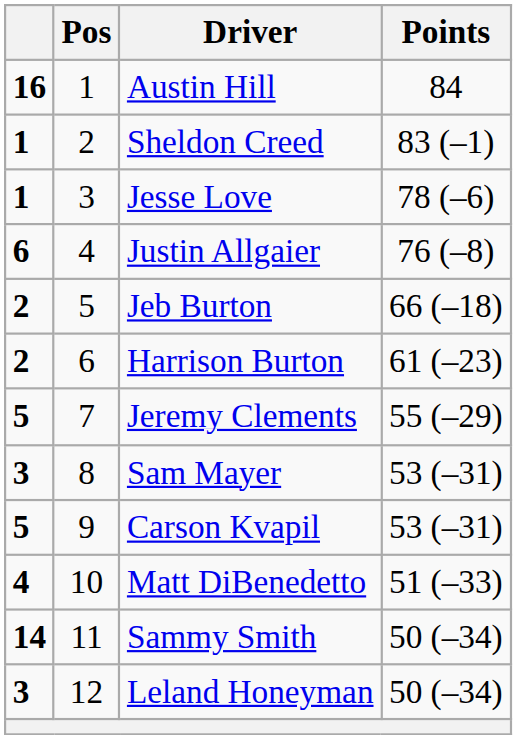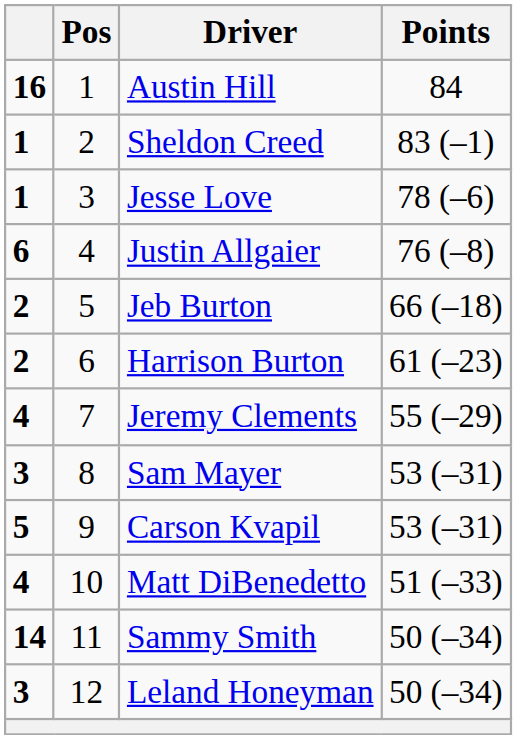(21, 416) 5 -> (21, 416) 4
